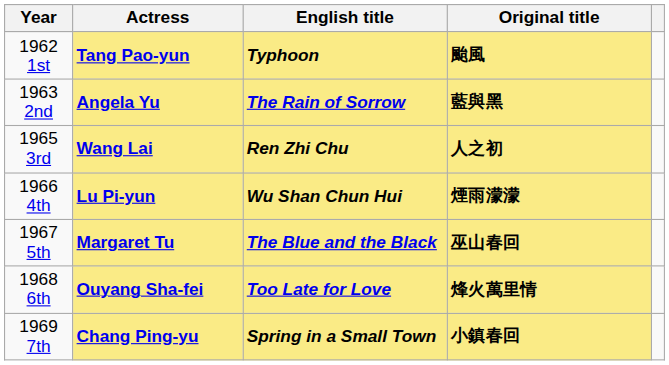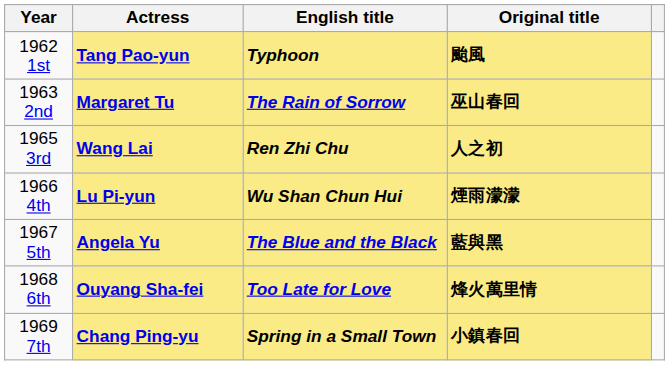(118, 102) Angela Yu -> (125, 102) Margaret Tu
(477, 101) 藍與黑 -> (486, 101) 巫山春回
(125, 242) Margaret Tu -> (118, 242) Angela Yu
(486, 242) 巫山春回 -> (477, 242) 藍與黑
